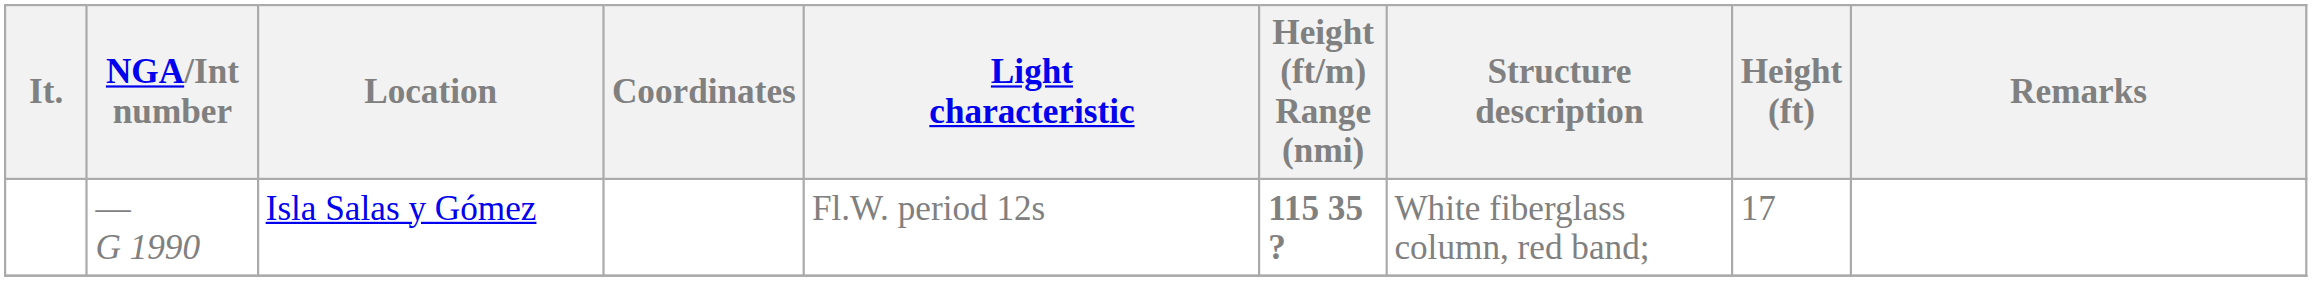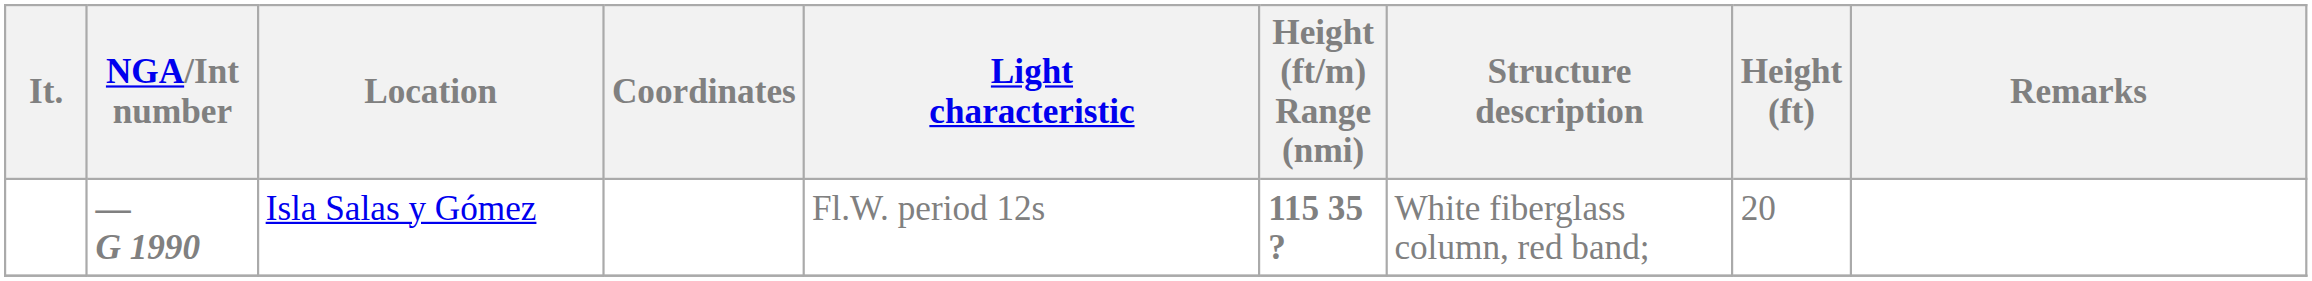(148, 226) normal -> (148, 226) bold
(1758, 207) 17 -> (1758, 207) 20
